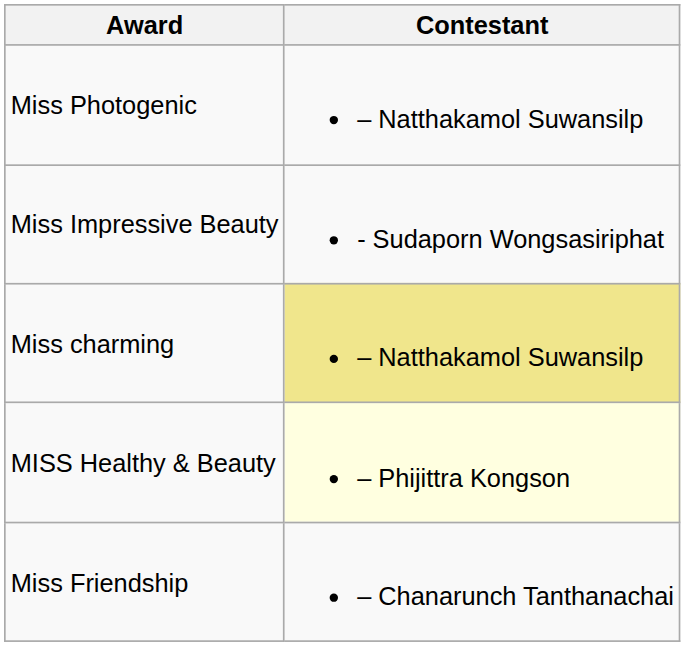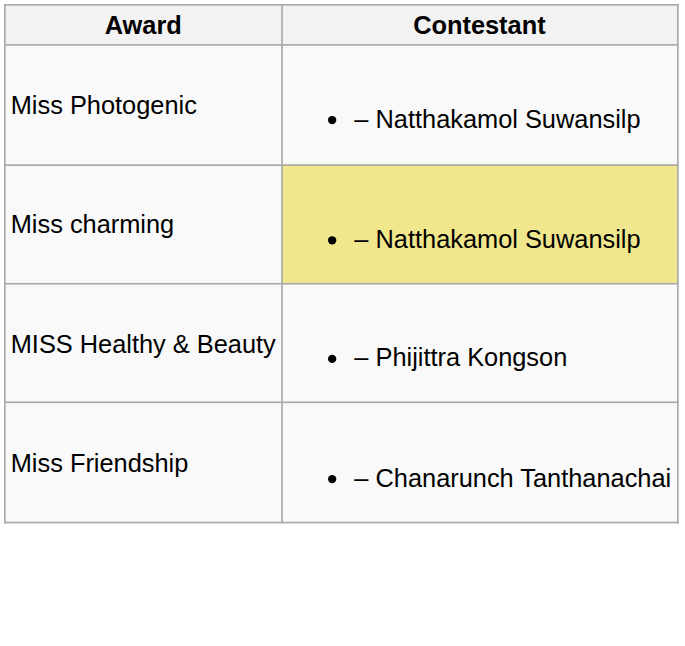- row: (145, 224)
(482, 477) lightyellow background -> (479, 358) no background
